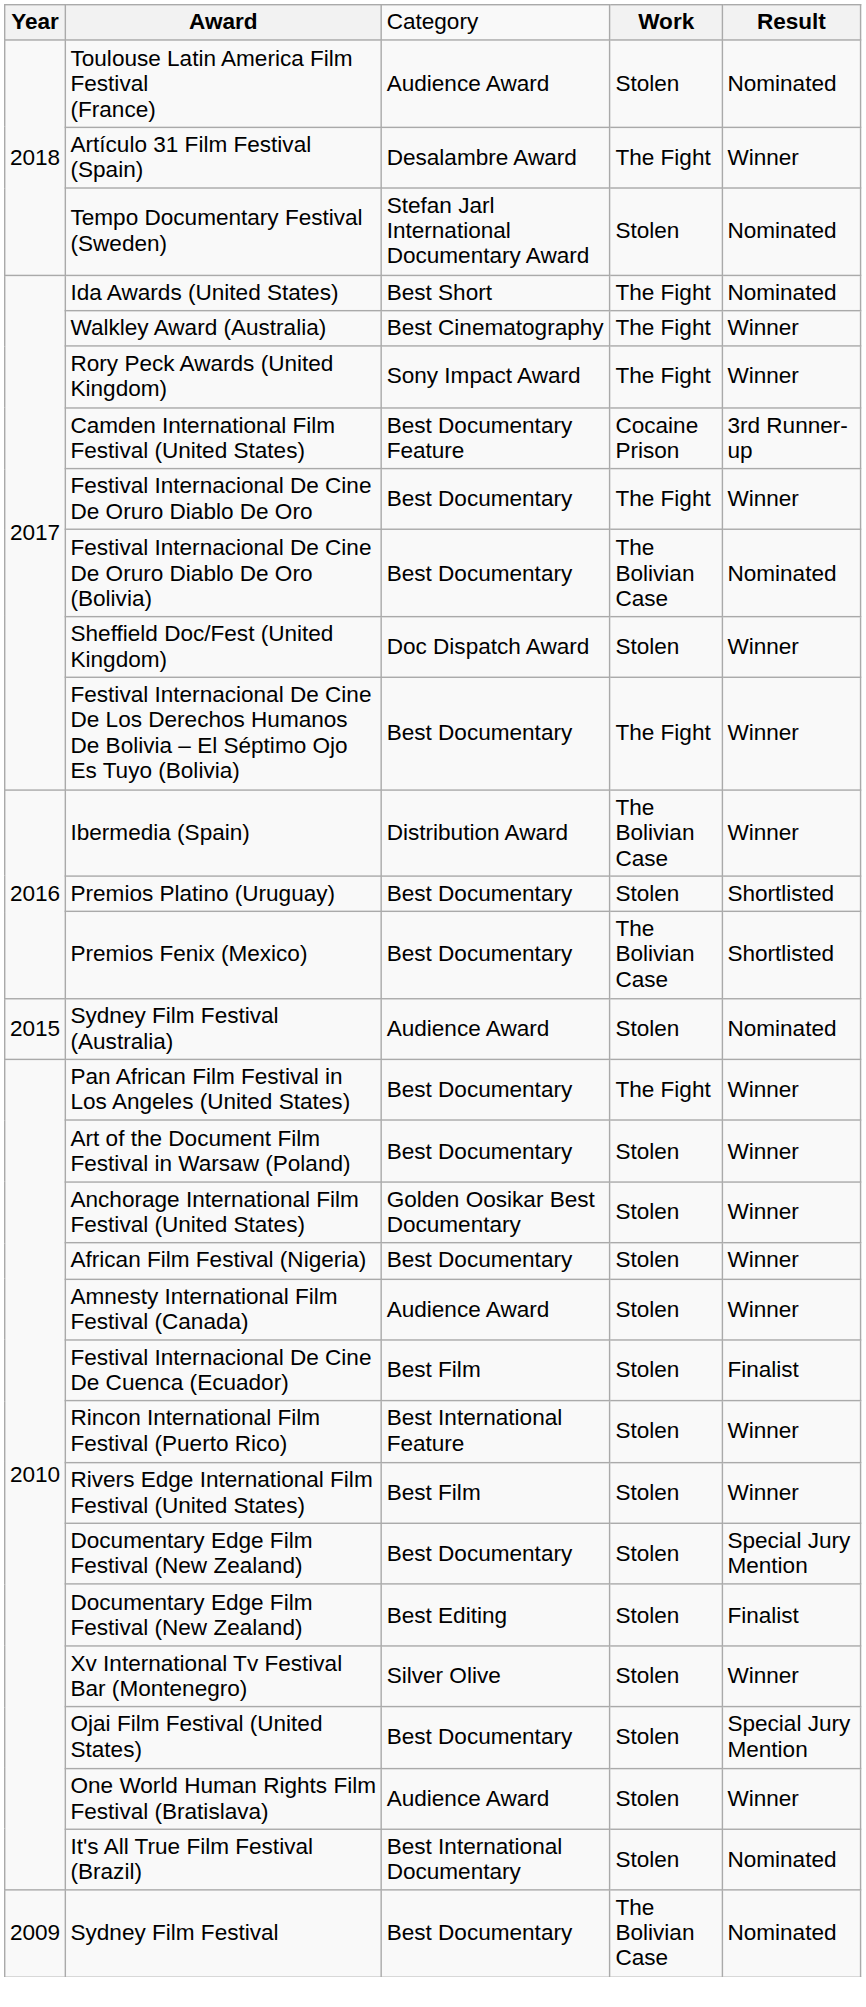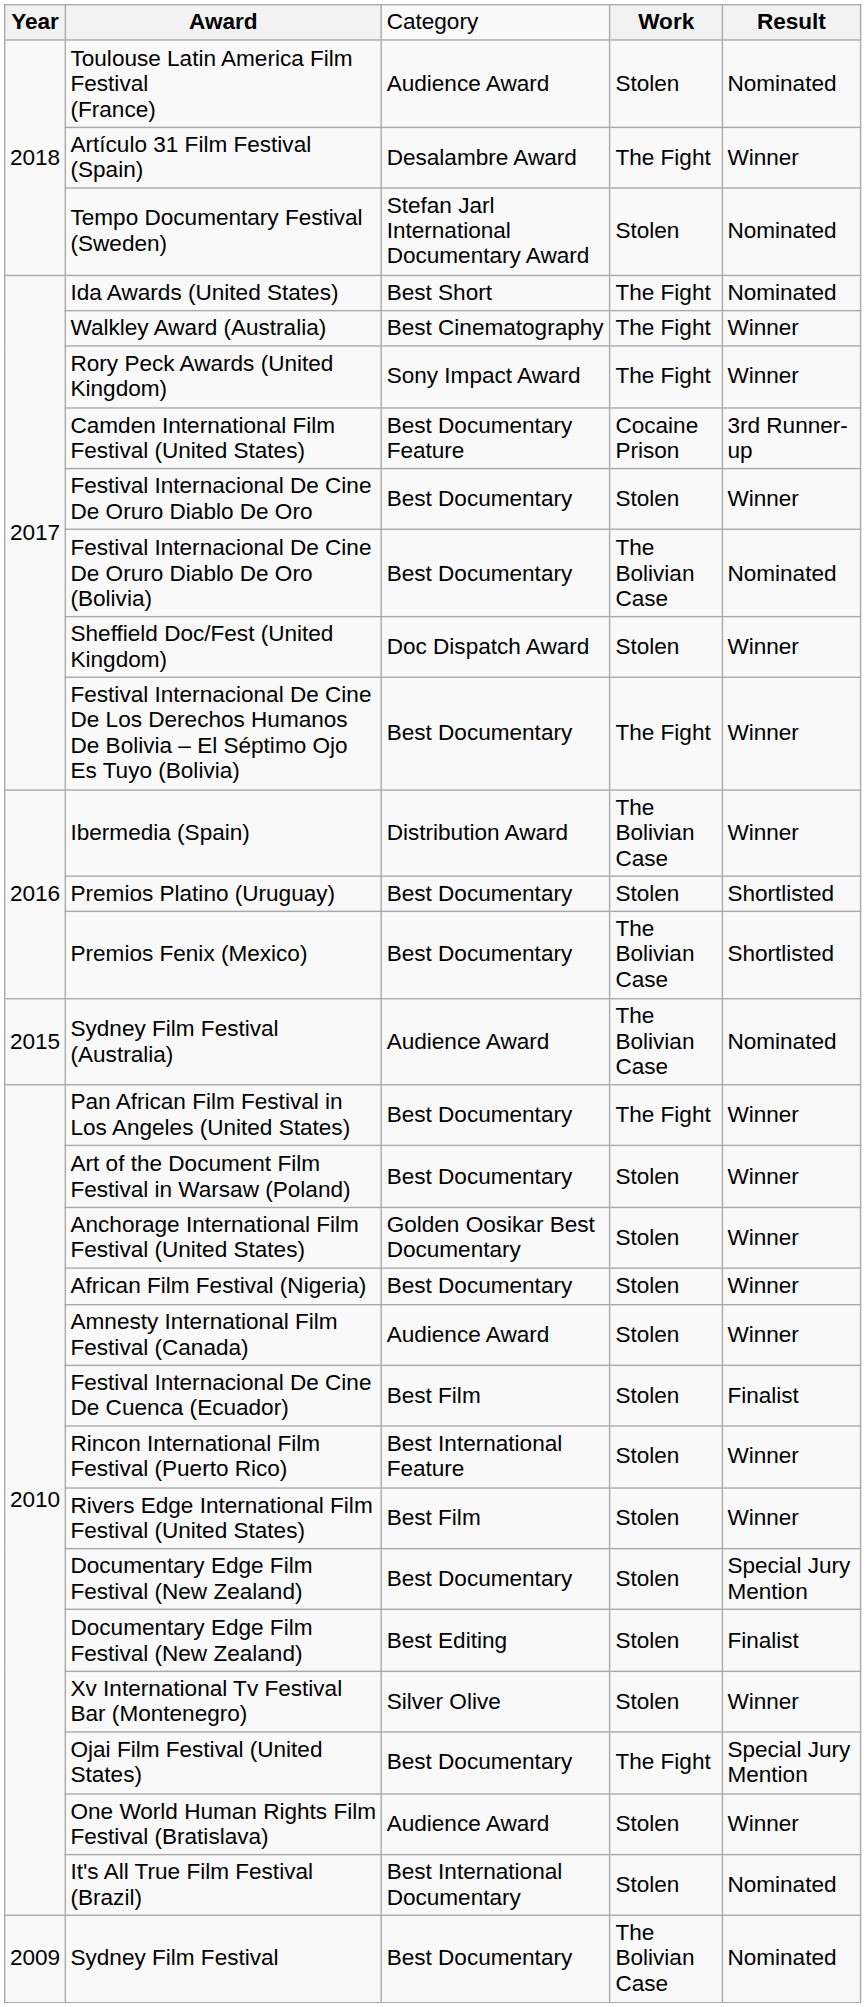(663, 498) The Fight -> (647, 498) Stolen
(647, 1028) Stolen -> (655, 1041) The Bolivian Case
(647, 1737) Stolen -> (663, 1762) The Fight
